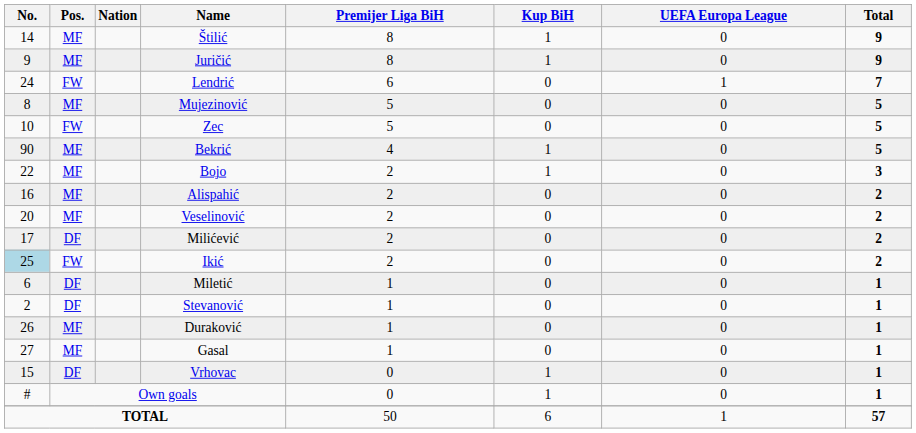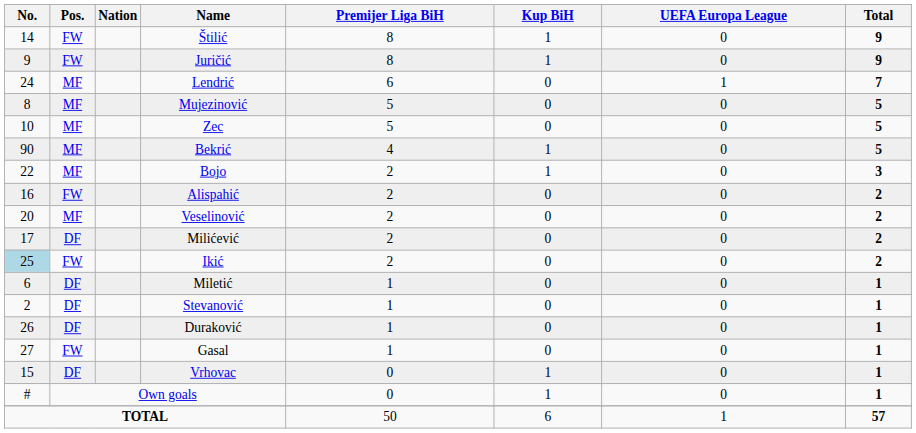(72, 38) MF -> (72, 38) FW
(72, 60) MF -> (72, 60) FW
(72, 82) FW -> (72, 82) MF
(72, 127) FW -> (72, 127) MF
(72, 194) MF -> (72, 194) FW
(72, 328) MF -> (72, 328) DF
(72, 350) MF -> (72, 350) FW
